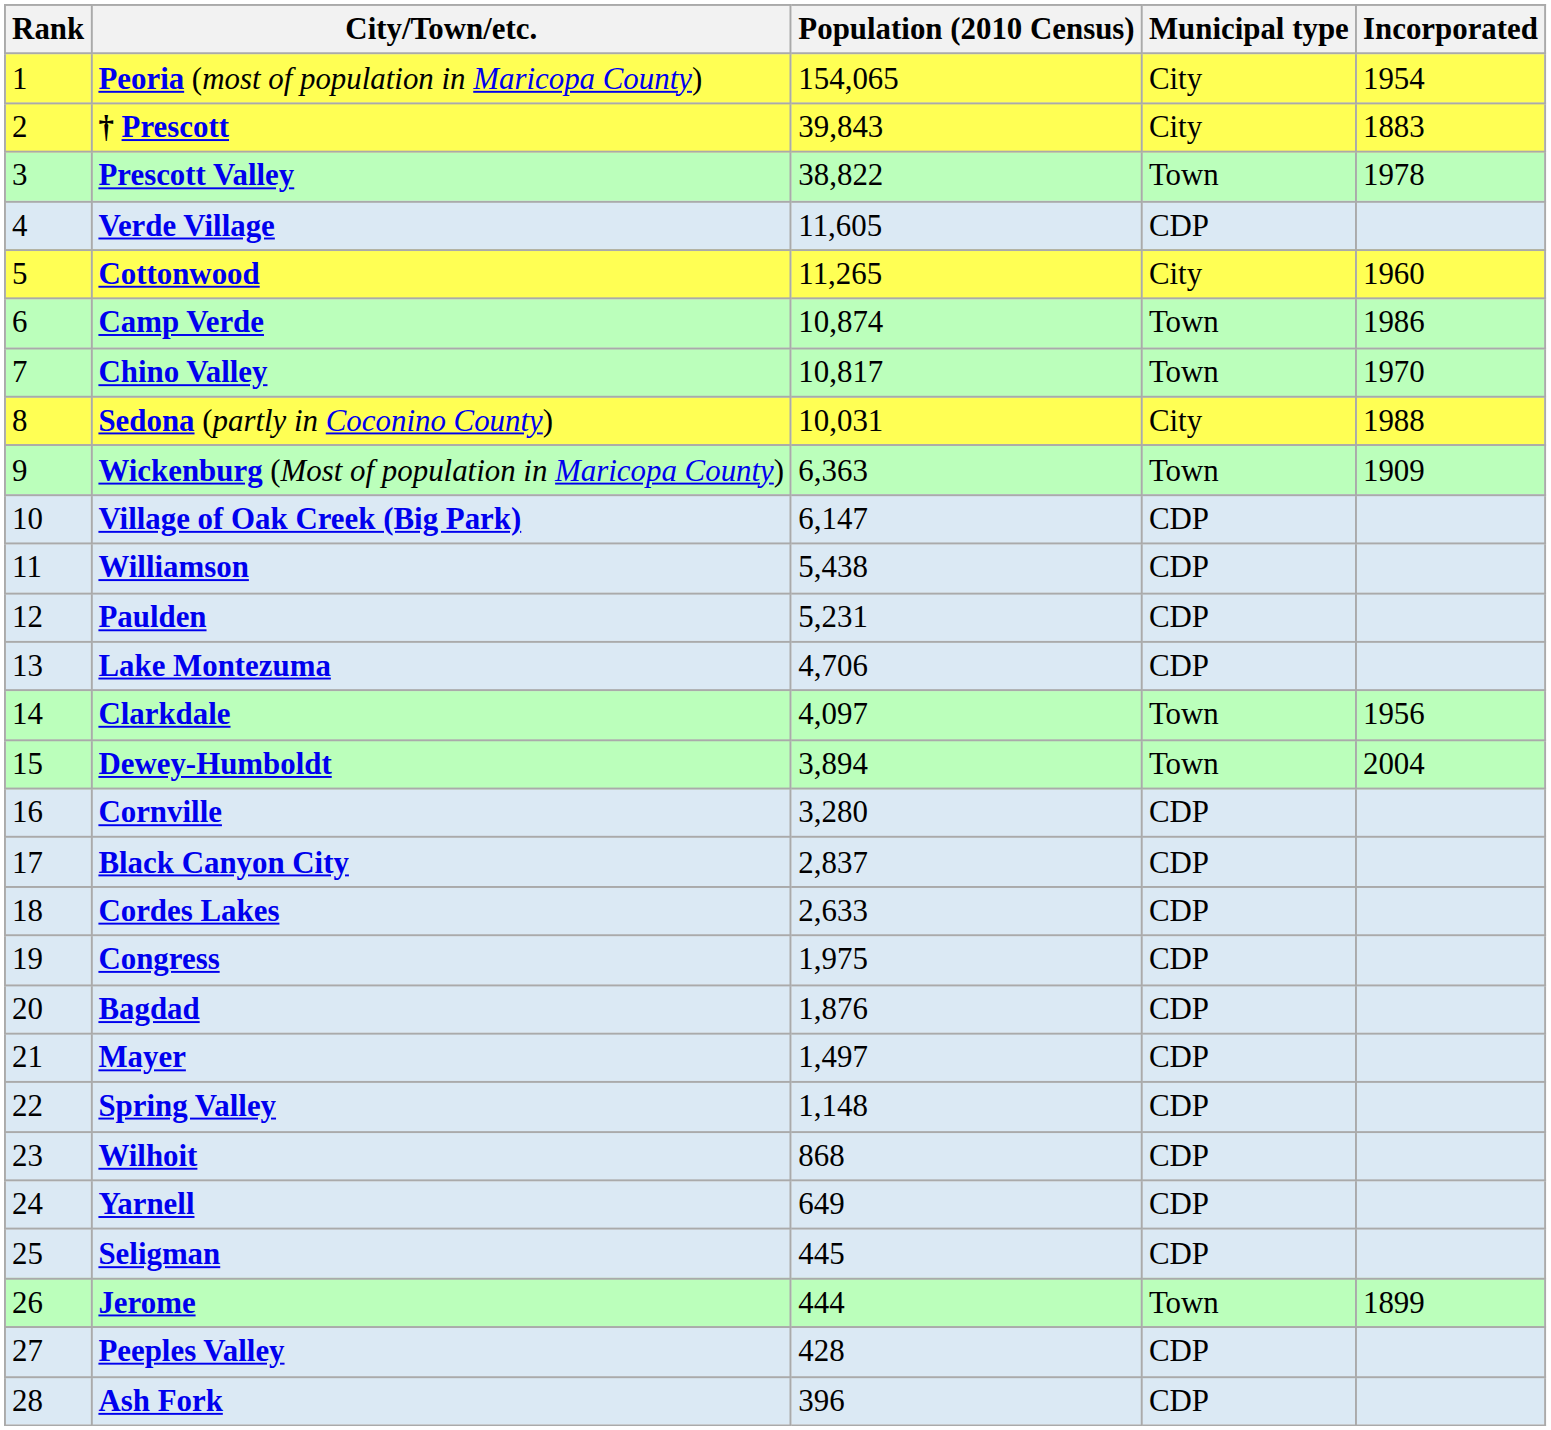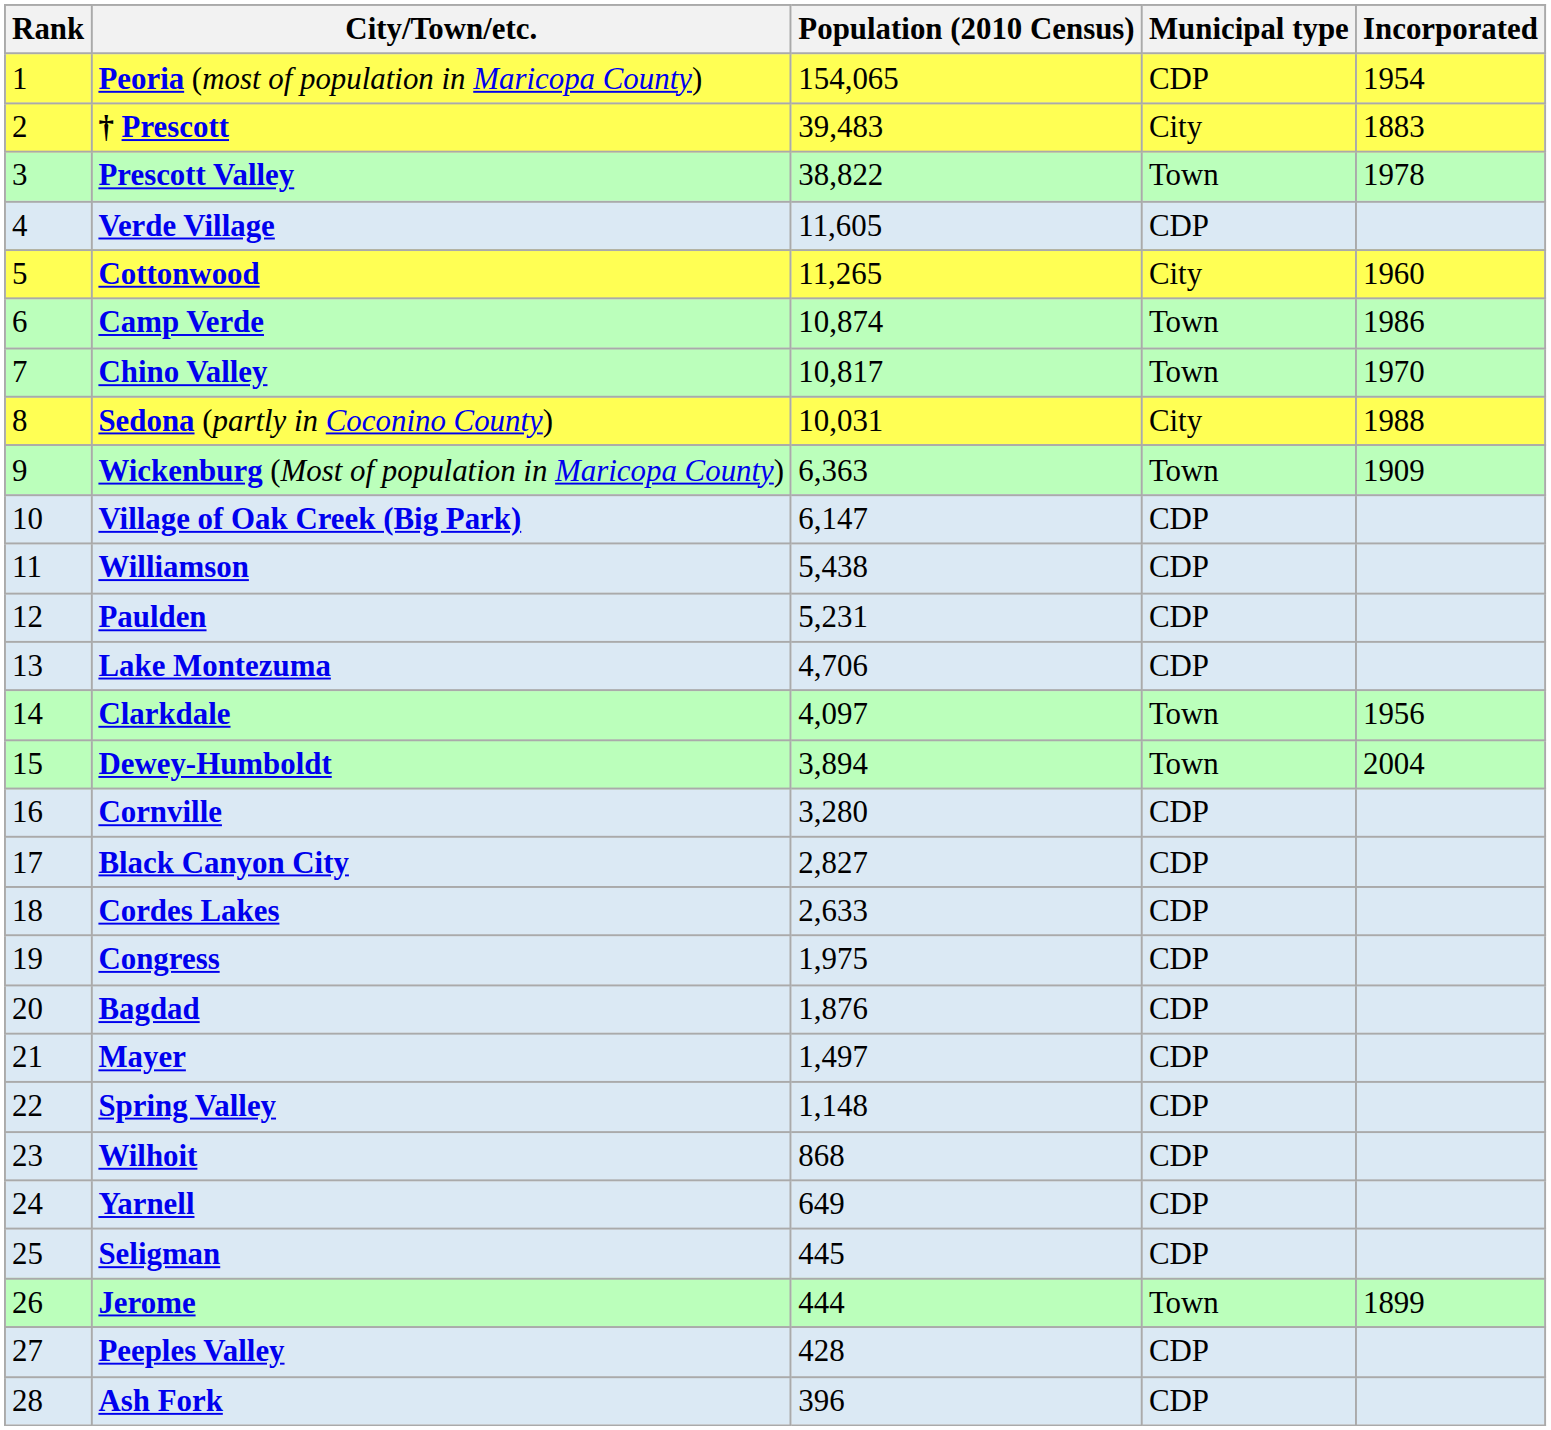(1175, 77) City -> (1179, 77) CDP
(841, 126) 39,843 -> (841, 126) 39,483
(833, 861) 2,837 -> (833, 861) 2,827
